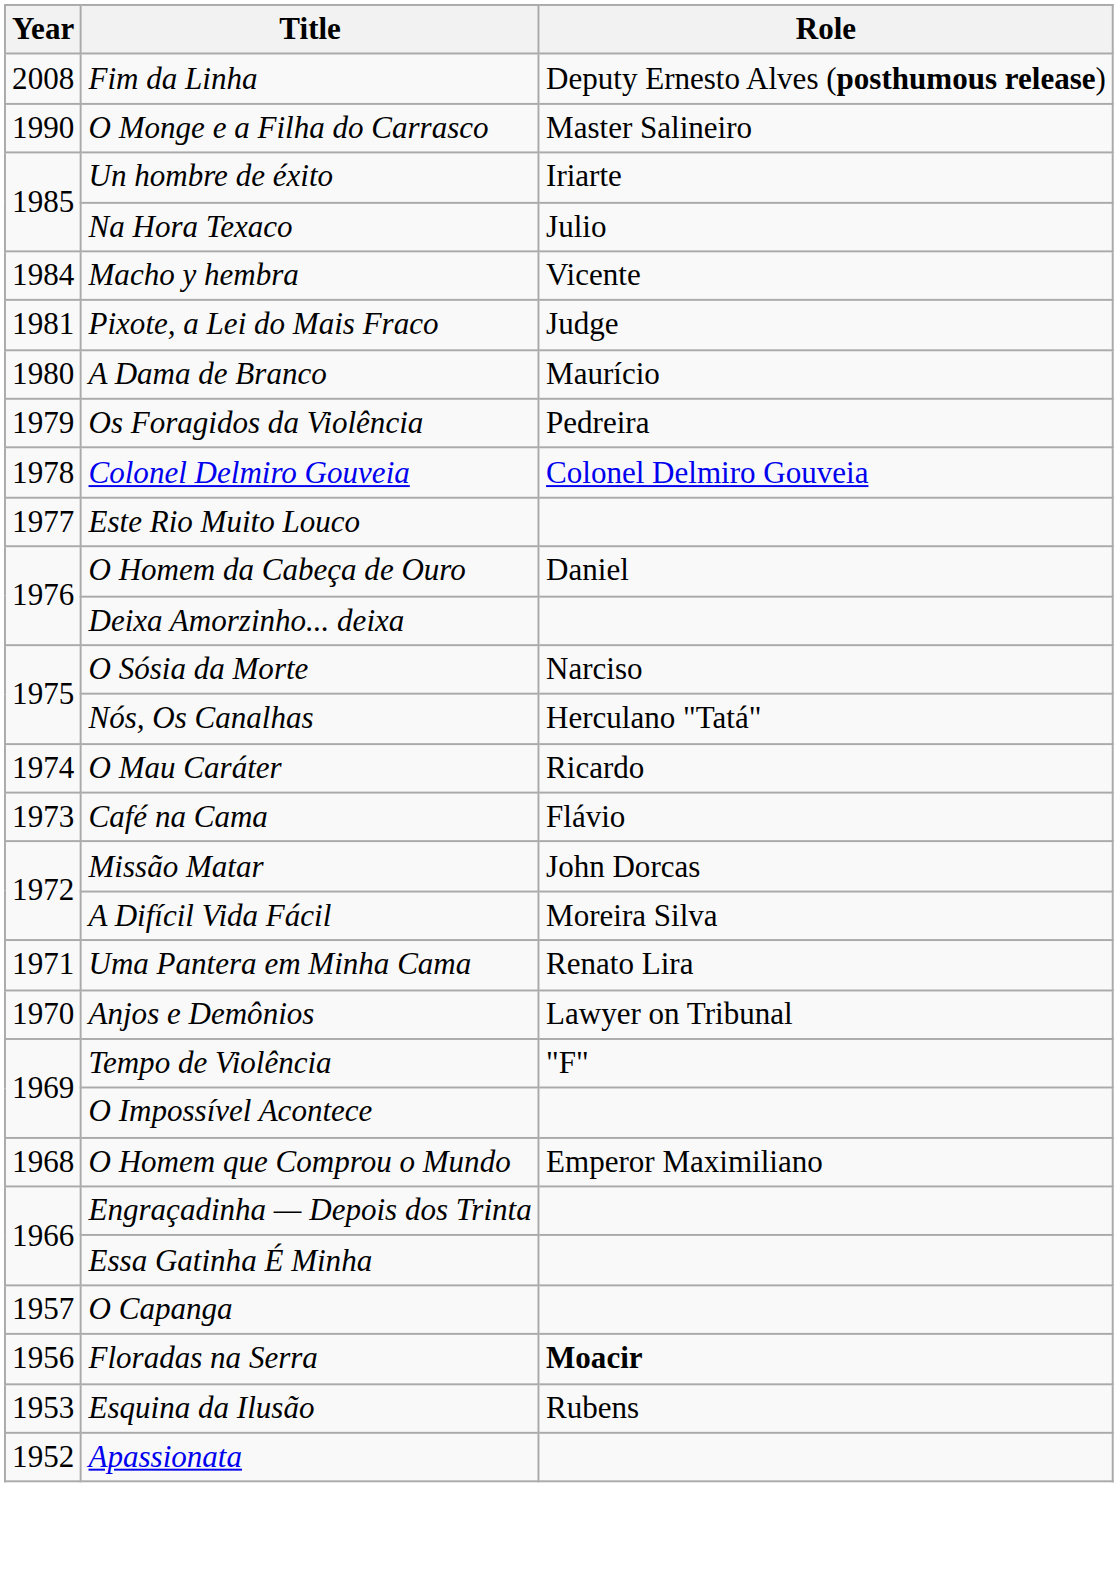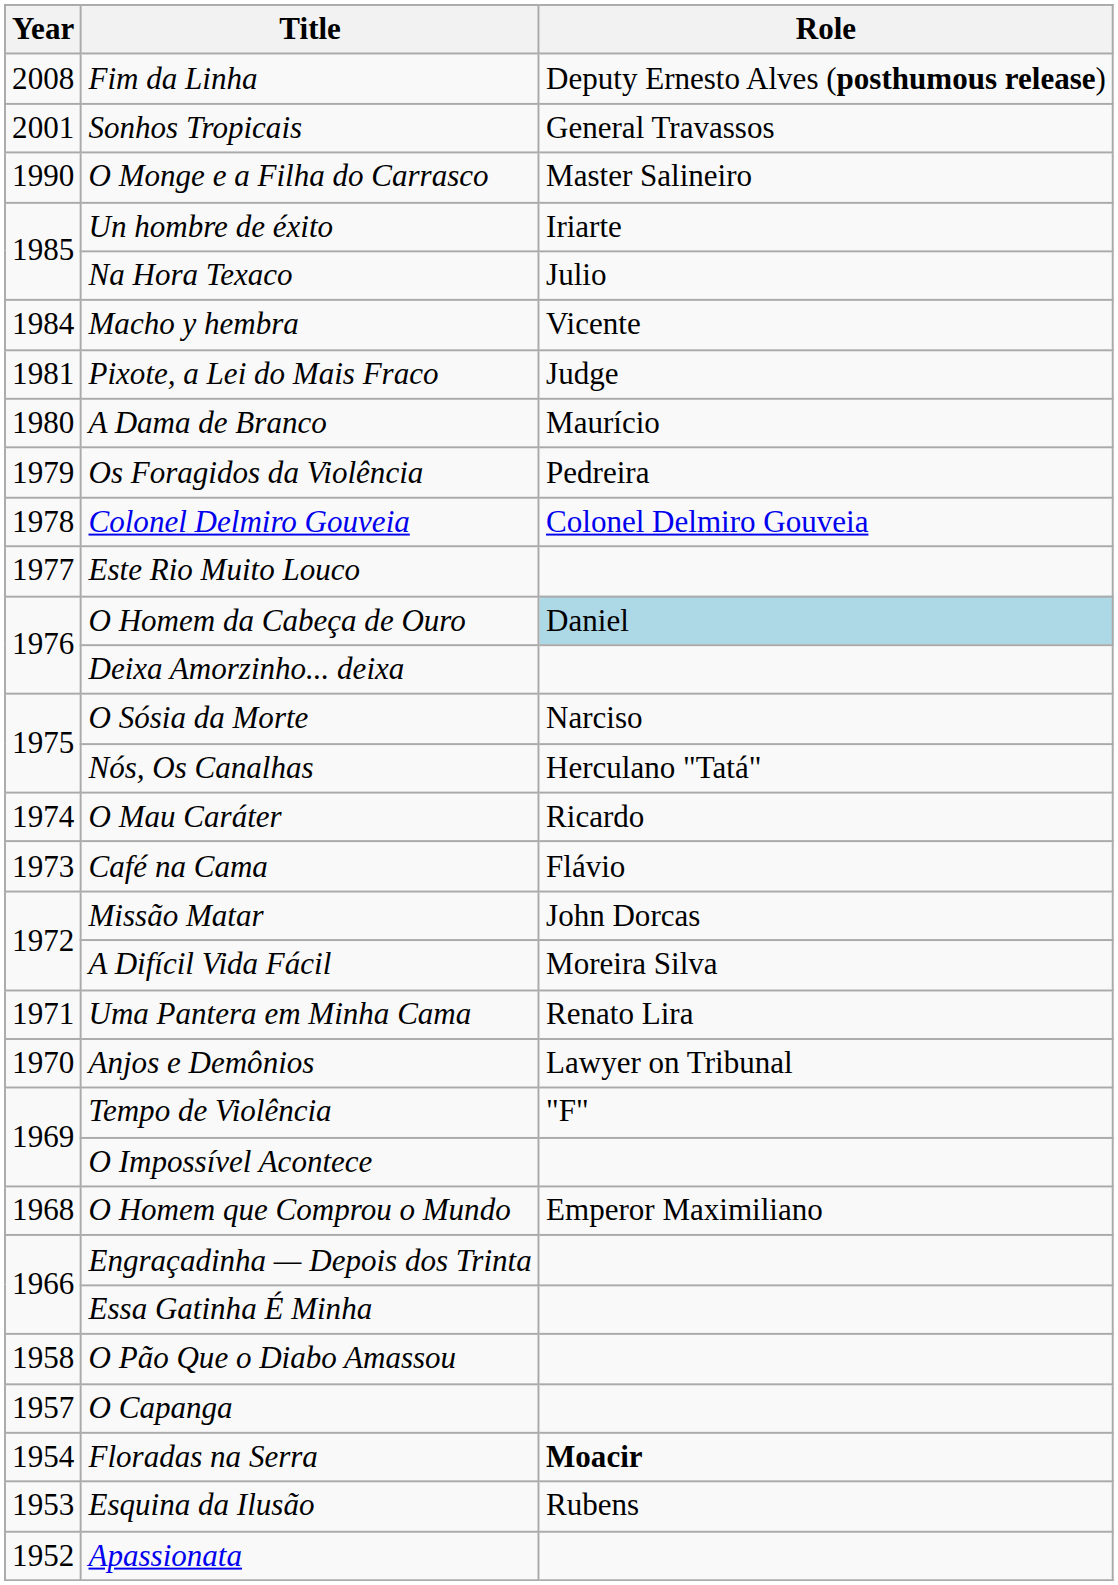+ row: (195, 127)
(587, 570) no background -> (587, 619) lightblue background
+ row: (272, 1358)
(43, 1358) 1956 -> (43, 1456) 1954
